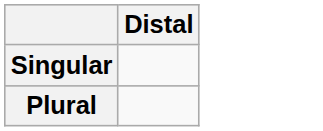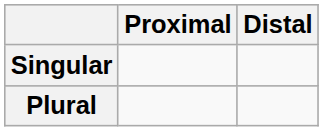+ column: (178, 24)
